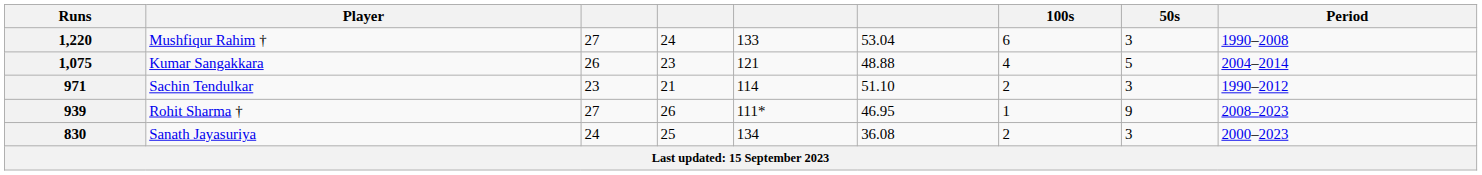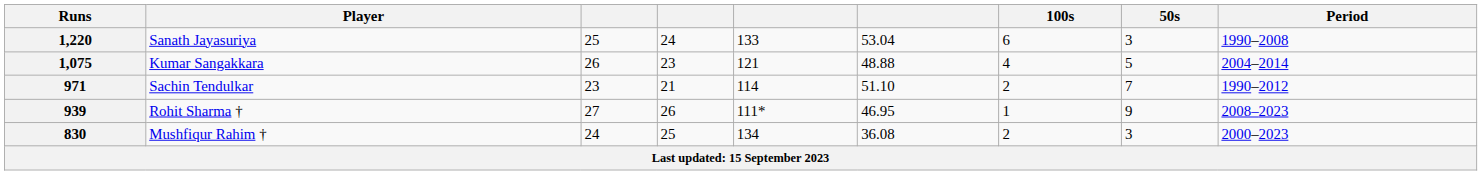(208, 39) Mushfiqur Rahim † -> (203, 39) Sanath Jayasuriya
(592, 39) 27 -> (592, 39) 25
(1129, 87) 3 -> (1129, 87) 7
(203, 134) Sanath Jayasuriya -> (208, 134) Mushfiqur Rahim †
